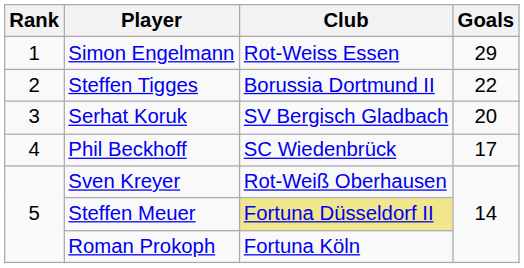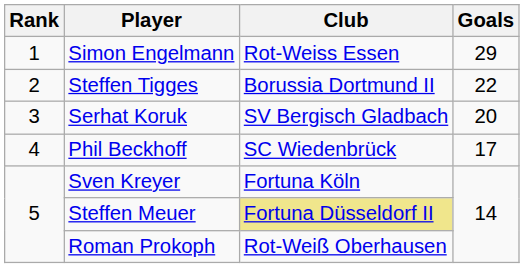(345, 181) Rot-Weiß Oberhausen -> (302, 181) Fortuna Köln
(302, 246) Fortuna Köln -> (345, 246) Rot-Weiß Oberhausen
